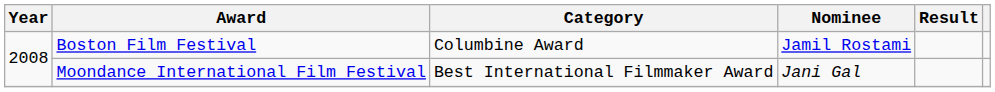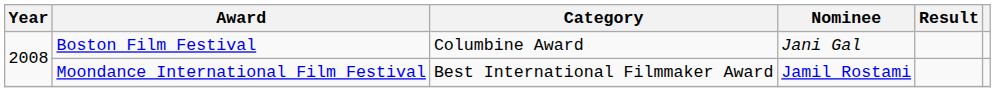(846, 45) Jamil Rostami -> (821, 45) Jani Gal
(821, 72) Jani Gal -> (846, 72) Jamil Rostami
